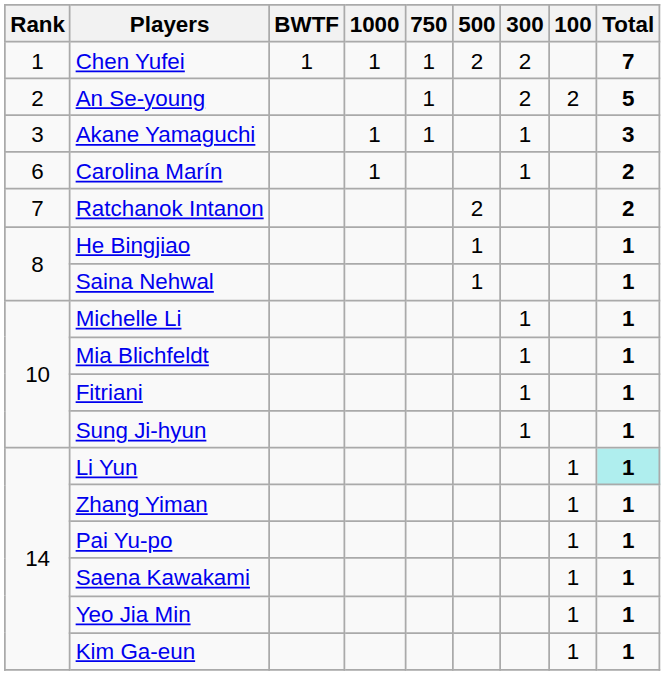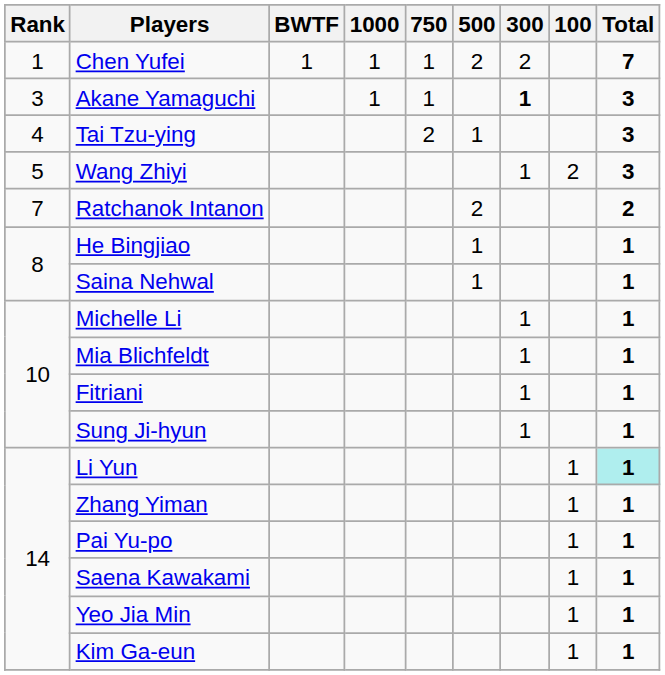- row: (140, 97)
(525, 134) normal -> (525, 97) bold
+ row: (136, 134)
+ row: (131, 171)
- row: (149, 171)
